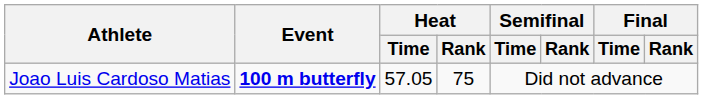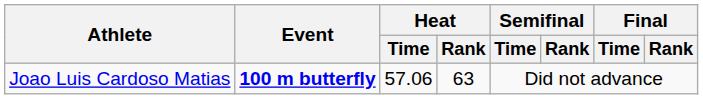(409, 79) 57.05 -> (409, 79) 57.06
(463, 79) 75 -> (463, 79) 63
